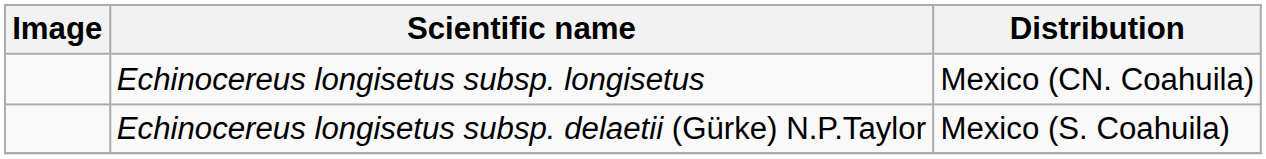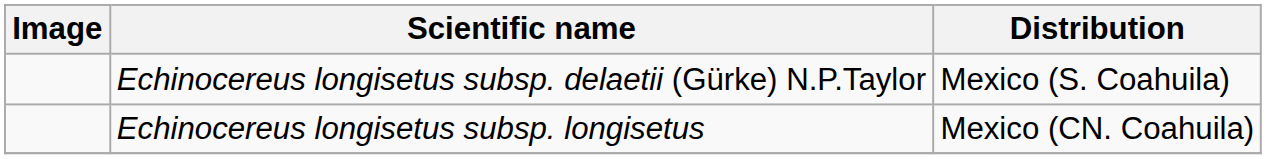rows swapped: (521, 128) <-> (411, 78)
